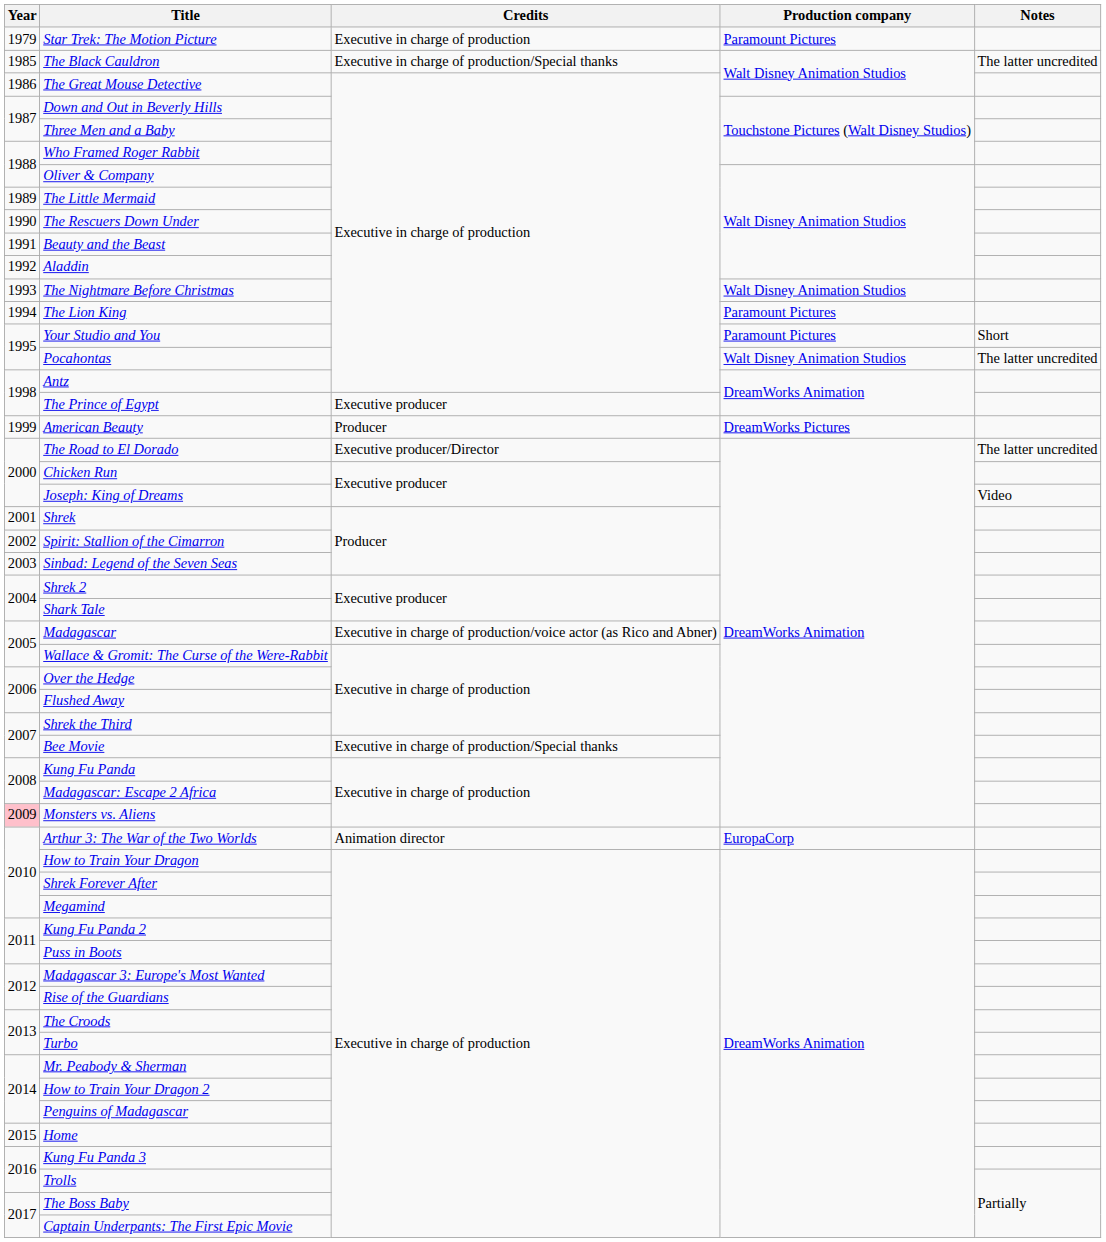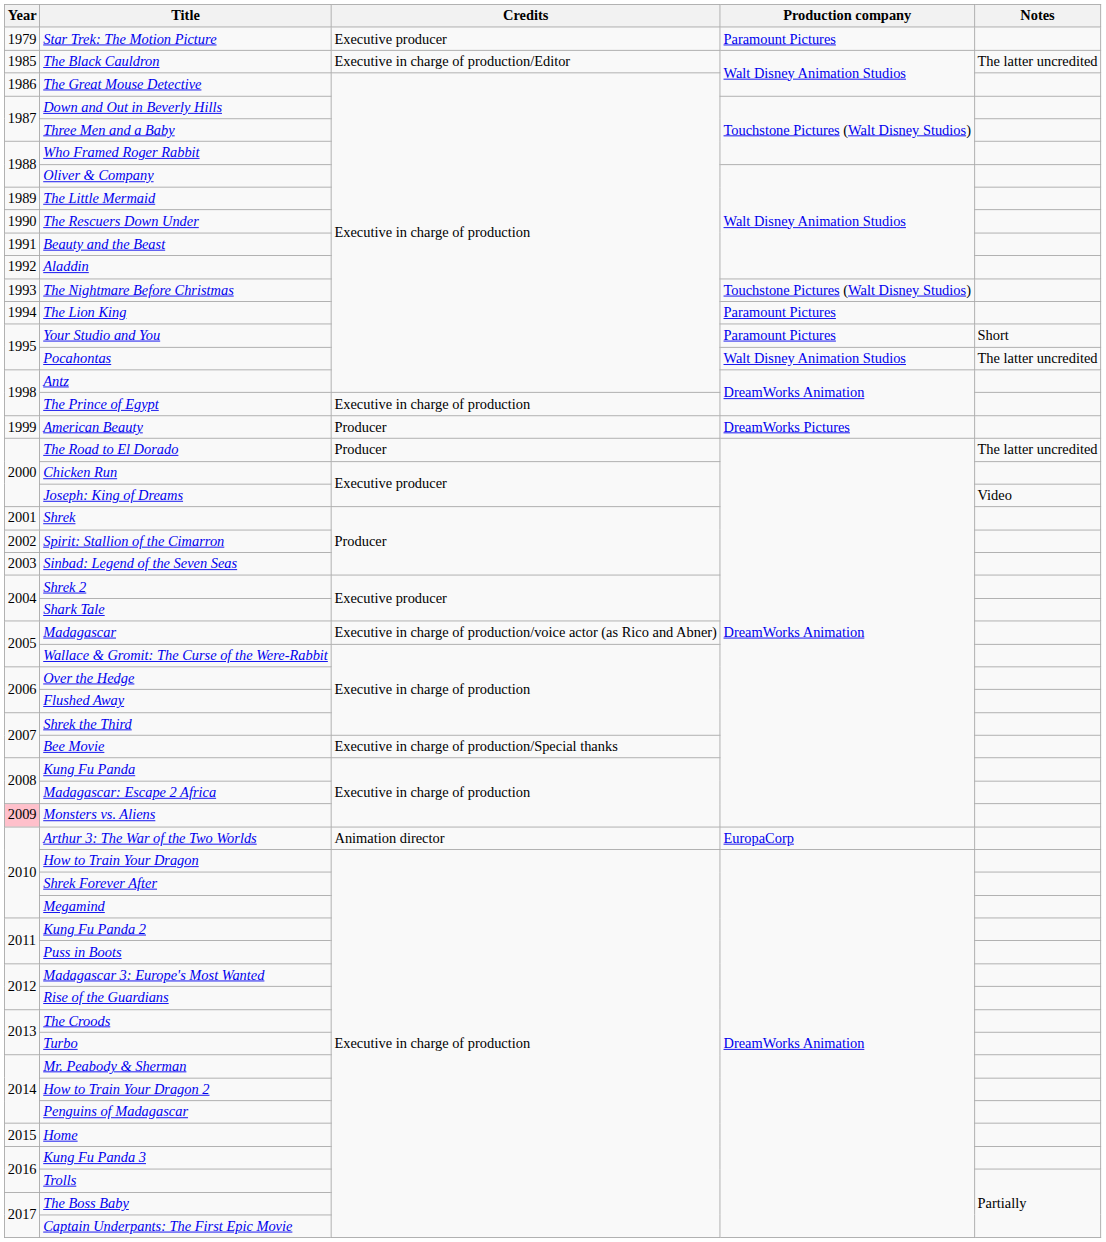(432, 38) Executive in charge of production -> (391, 38) Executive producer
(476, 61) Executive in charge of production/Special thanks -> (452, 61) Executive in charge of production/Editor
(815, 289) Walt Disney Animation Studios -> (847, 289) Touchstone Pictures (Walt Disney Studios)
(391, 404) Executive producer -> (432, 404) Executive in charge of production
(417, 449) Executive producer/Director -> (360, 449) Producer
